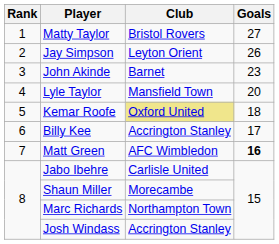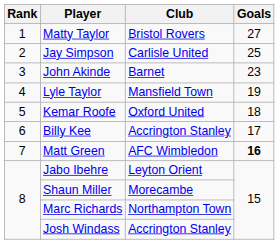(165, 53) Leyton Orient -> (168, 53) Carlisle United
(254, 53) 26 -> (254, 53) 25
(254, 92) 20 -> (254, 92) 19
(166, 111) khaki background -> (166, 111) no background
(168, 170) Carlisle United -> (165, 170) Leyton Orient
